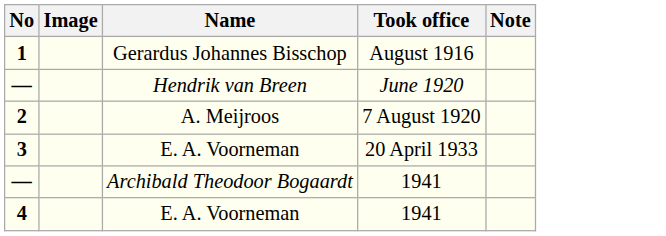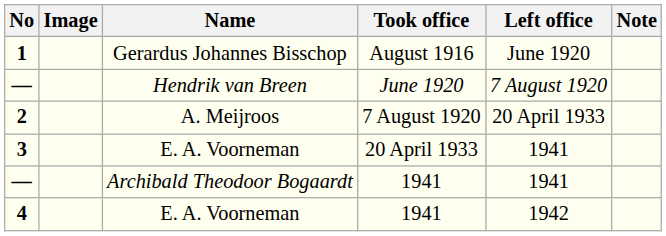+ column: (549, 20)
